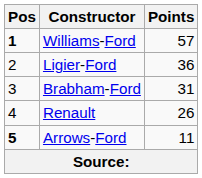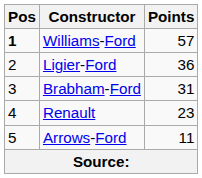(186, 113) 26 -> (186, 113) 23
(12, 137) bold -> (12, 137) normal
